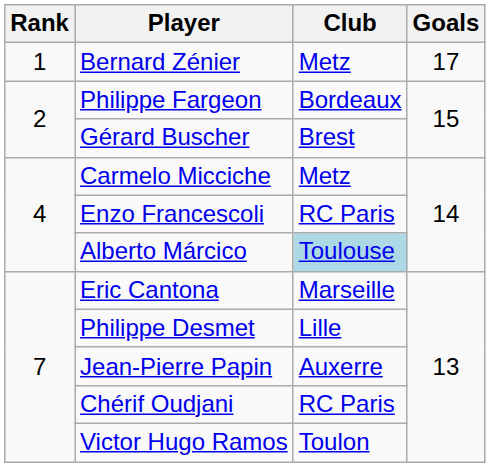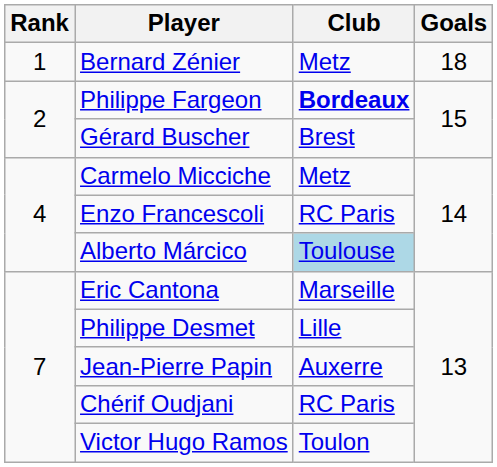(446, 61) 17 -> (454, 61) 18
(350, 99) normal -> (354, 99) bold
